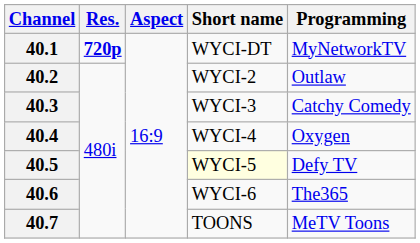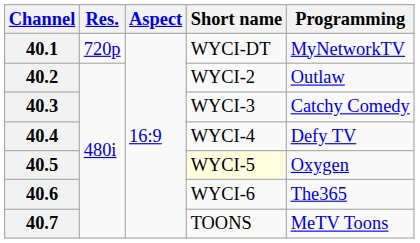(103, 48) bold -> (102, 48) normal
(321, 135) Oxygen -> (323, 135) Defy TV
(324, 164) Defy TV -> (320, 164) Oxygen
